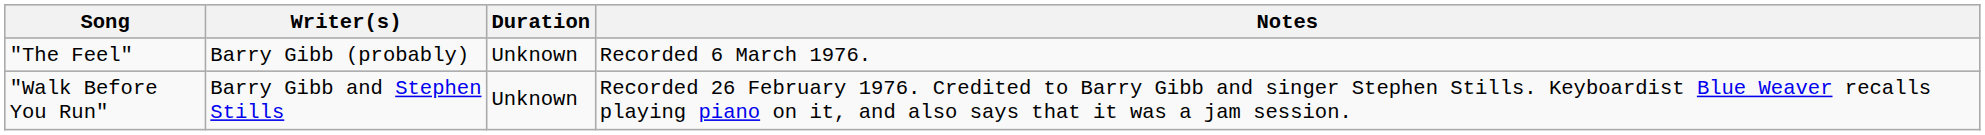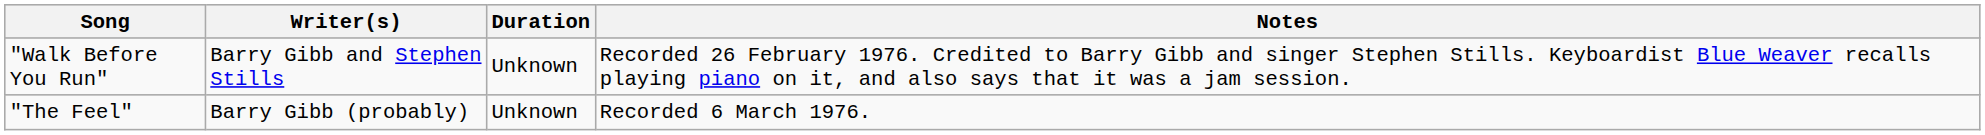rows swapped: (84, 100) <-> (71, 55)
